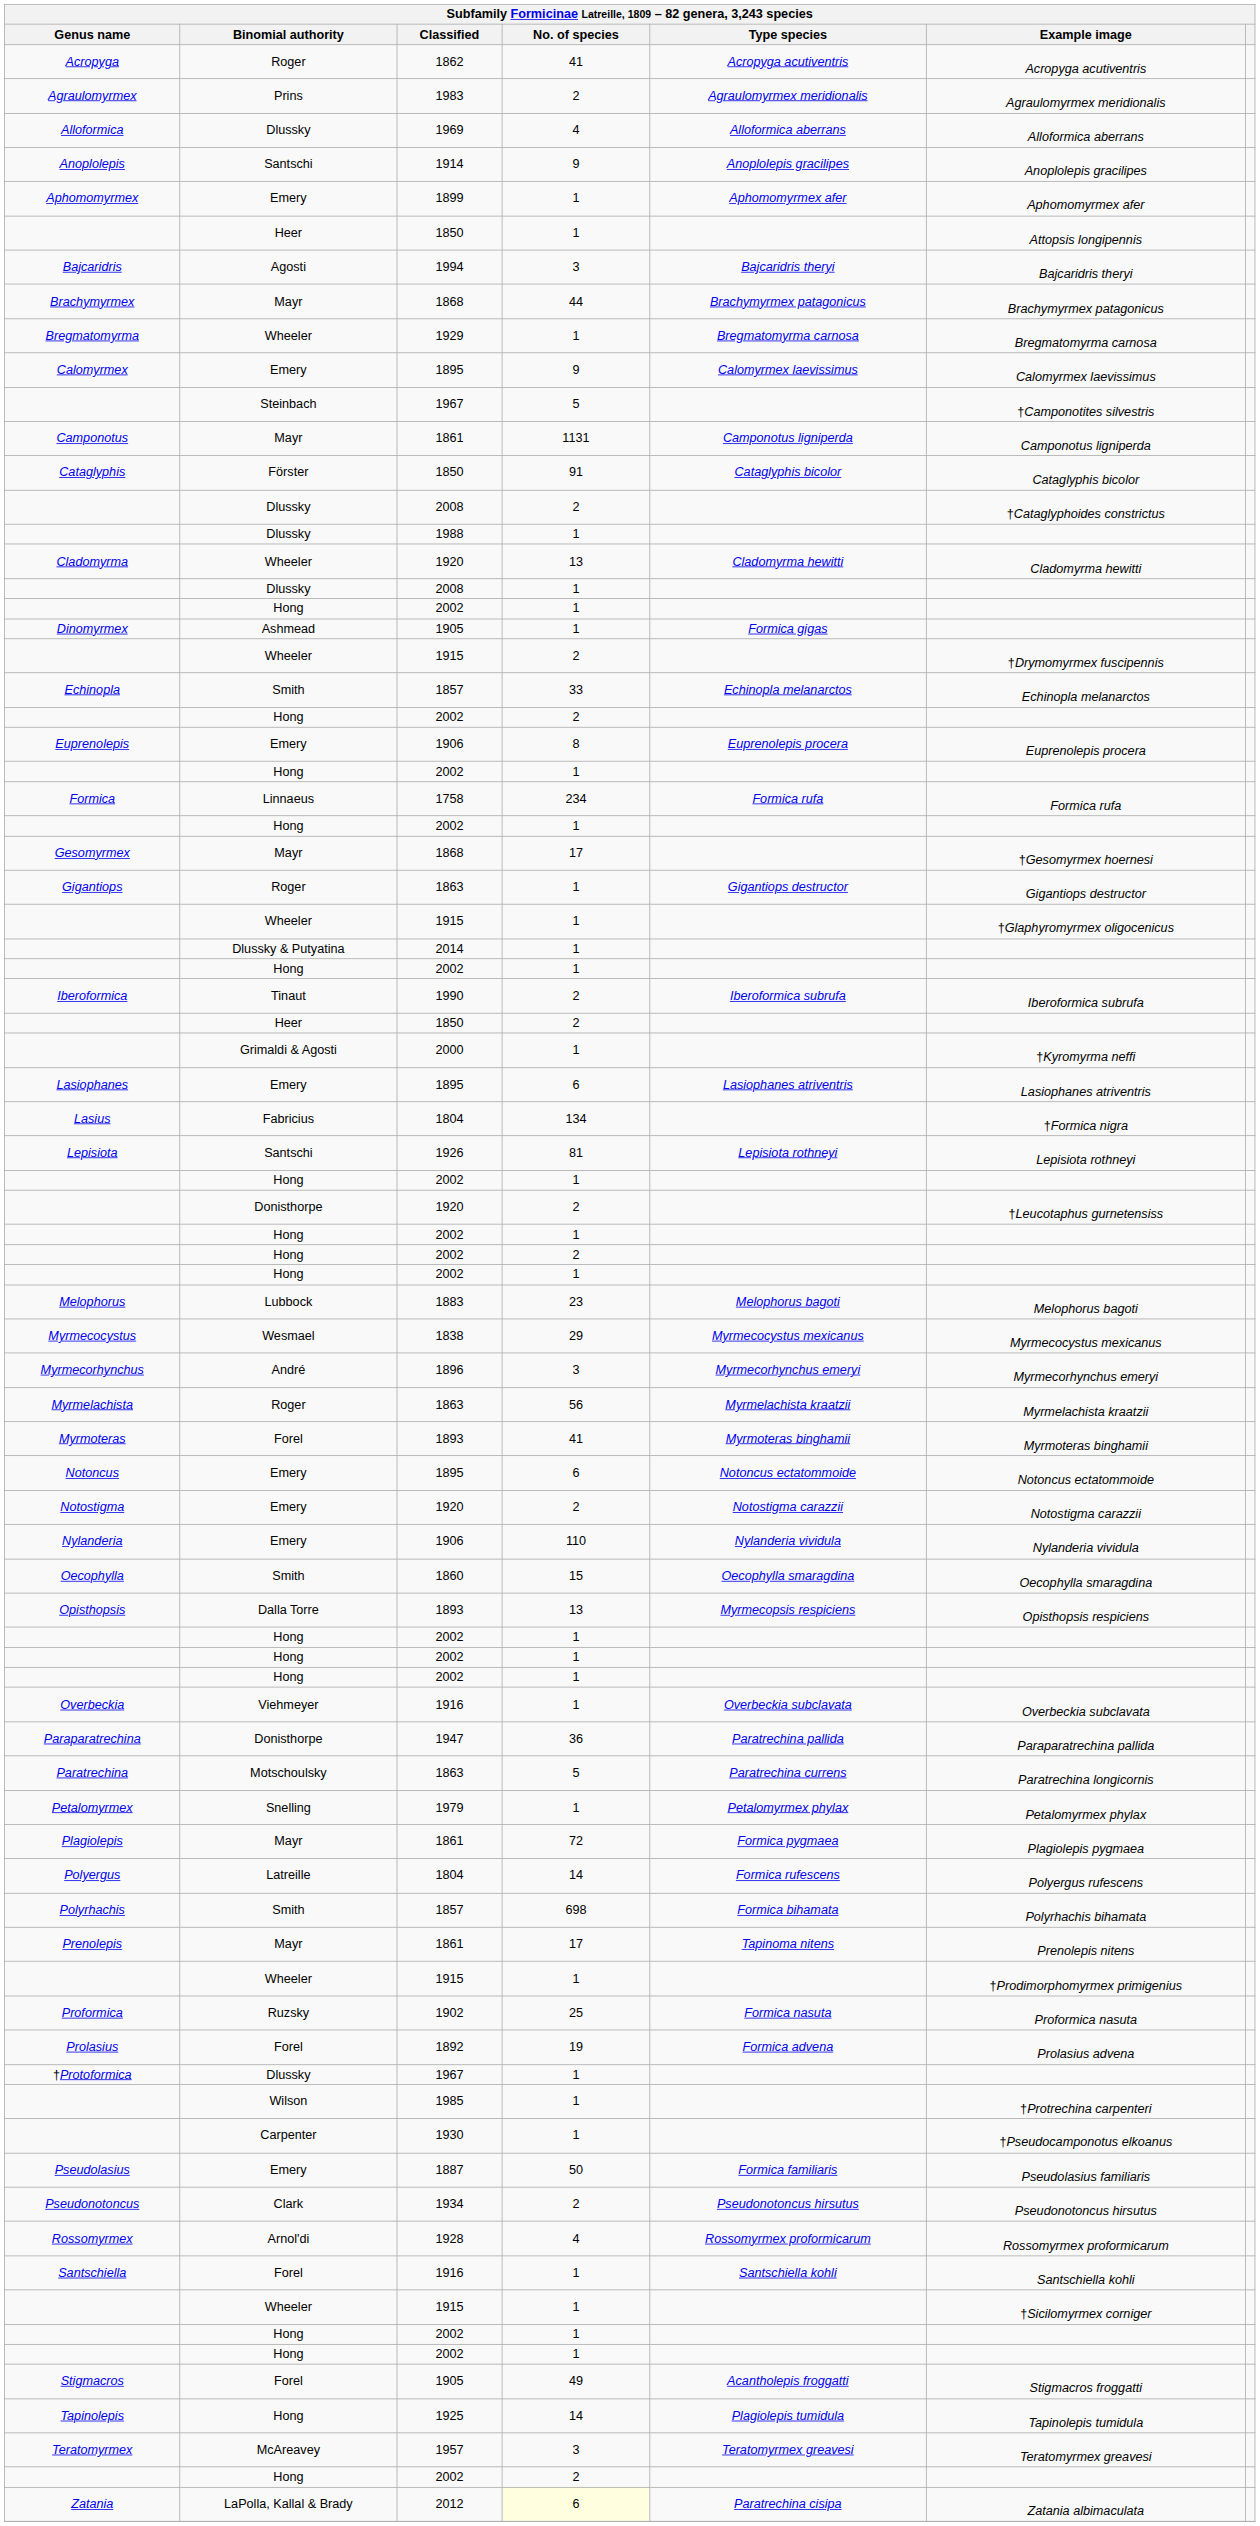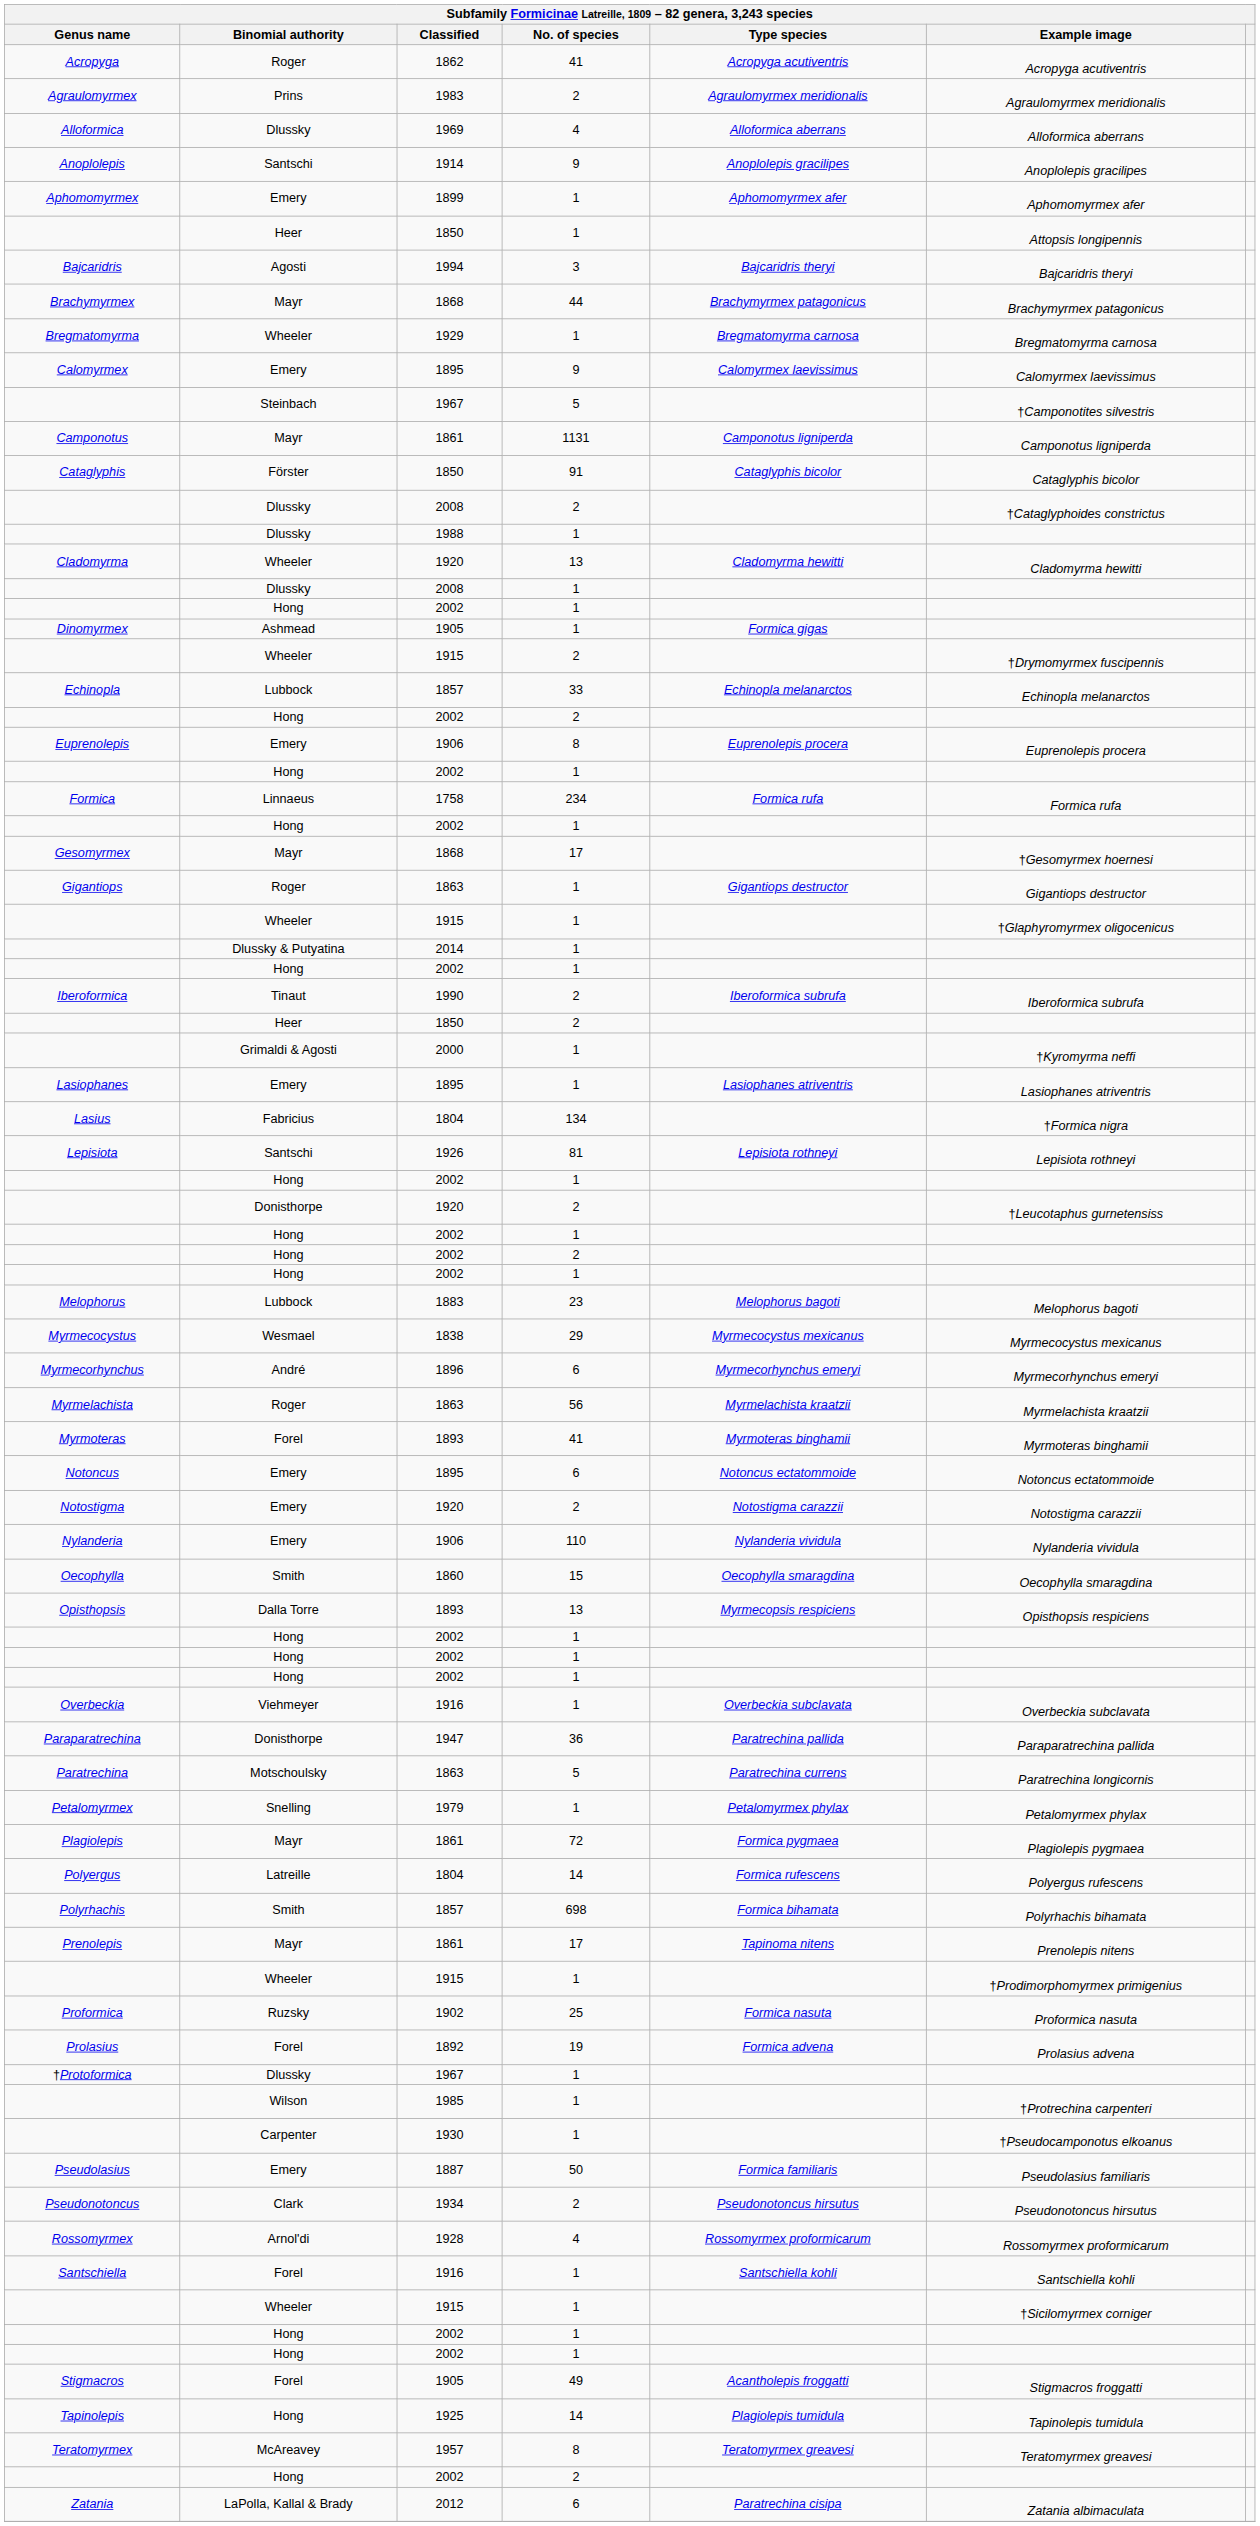(288, 690) Smith -> (288, 690) Lubbock
(576, 1084) 6 -> (576, 1084) 1
(576, 1370) 3 -> (576, 1370) 6
(576, 2450) 3 -> (576, 2450) 8
(576, 2504) lightyellow background -> (576, 2504) no background
